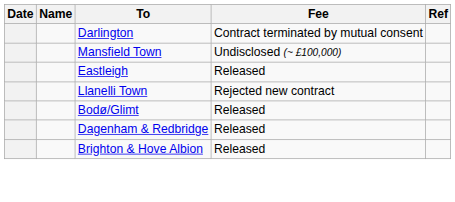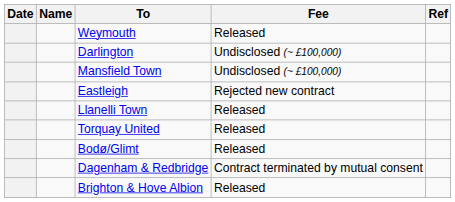+ row: (107, 33)
(318, 33) Contract terminated by mutual consent -> (278, 52) Undisclosed (~ £100,000)
(240, 71) Released -> (274, 91) Rejected new contract
(274, 91) Rejected new contract -> (240, 110) Released
+ row: (119, 129)
(240, 129) Released -> (318, 168) Contract terminated by mutual consent
